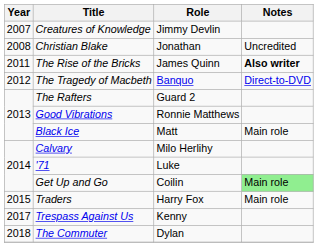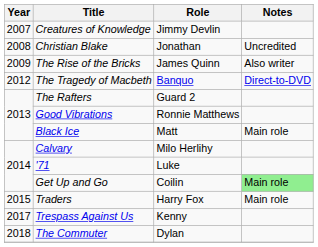(18, 64) 2011 -> (19, 64) 2009
(272, 64) bold -> (269, 64) normal
